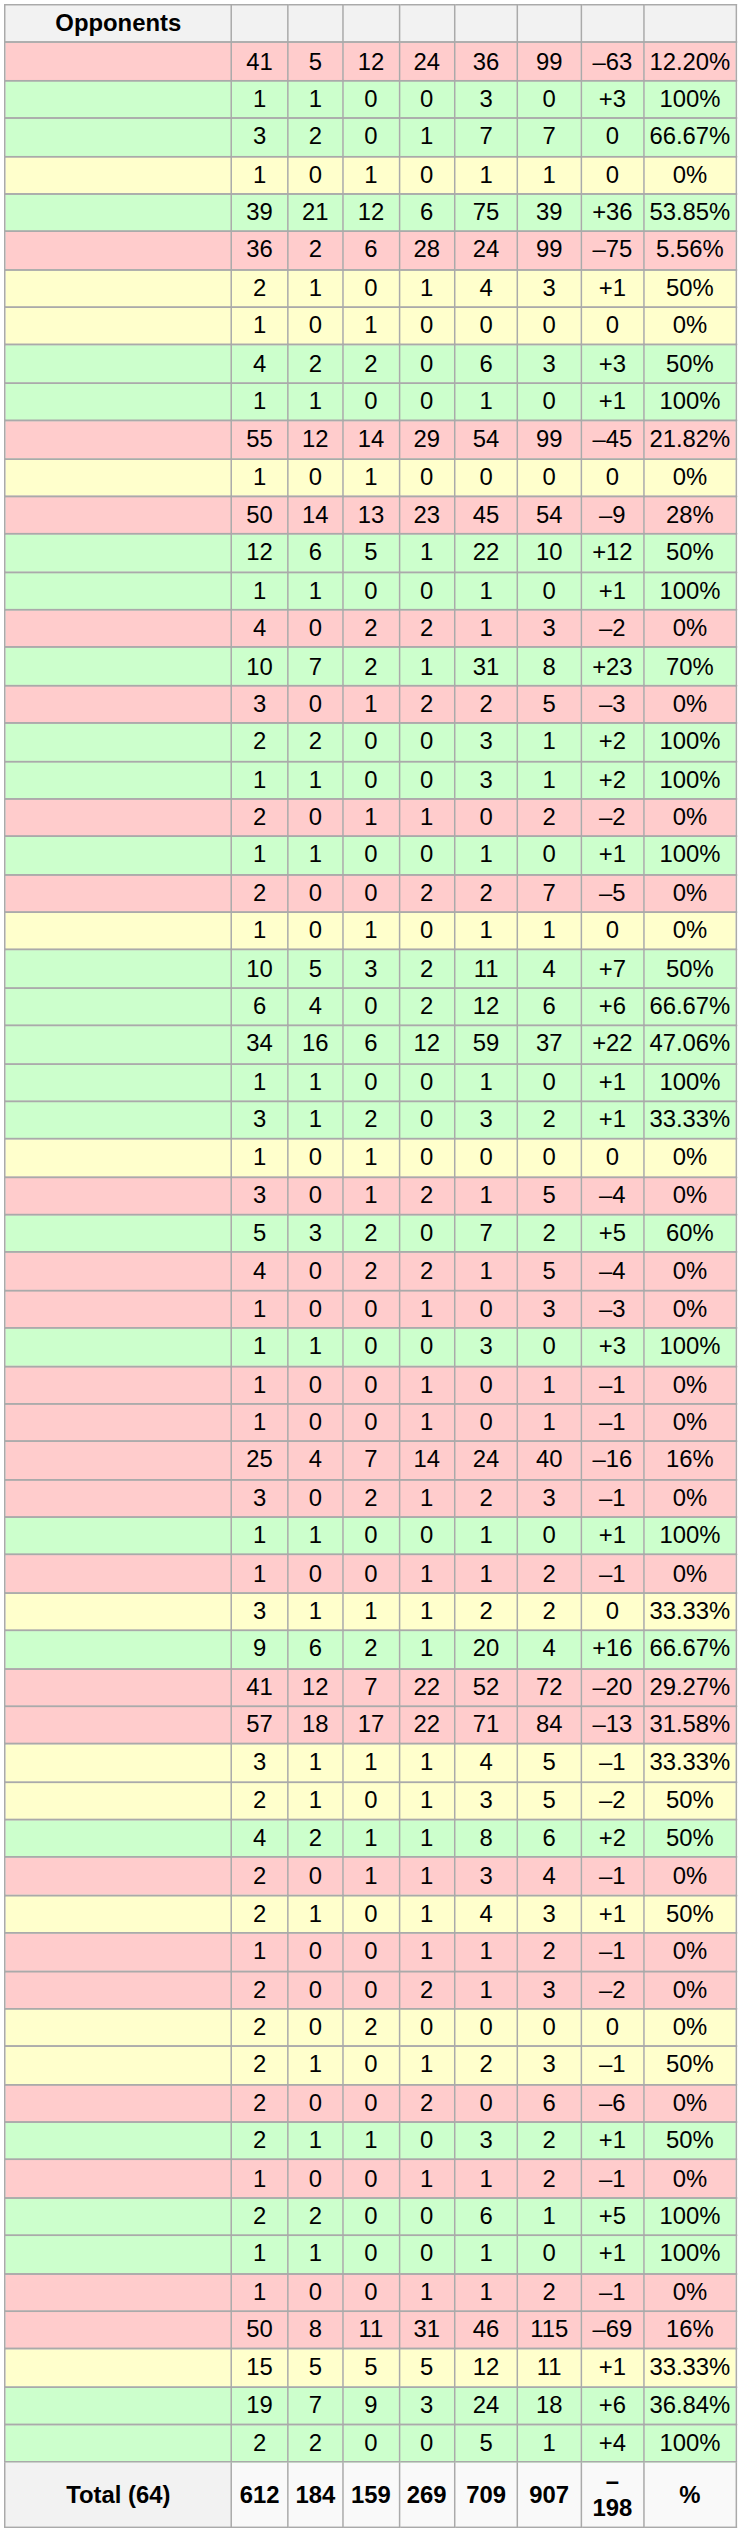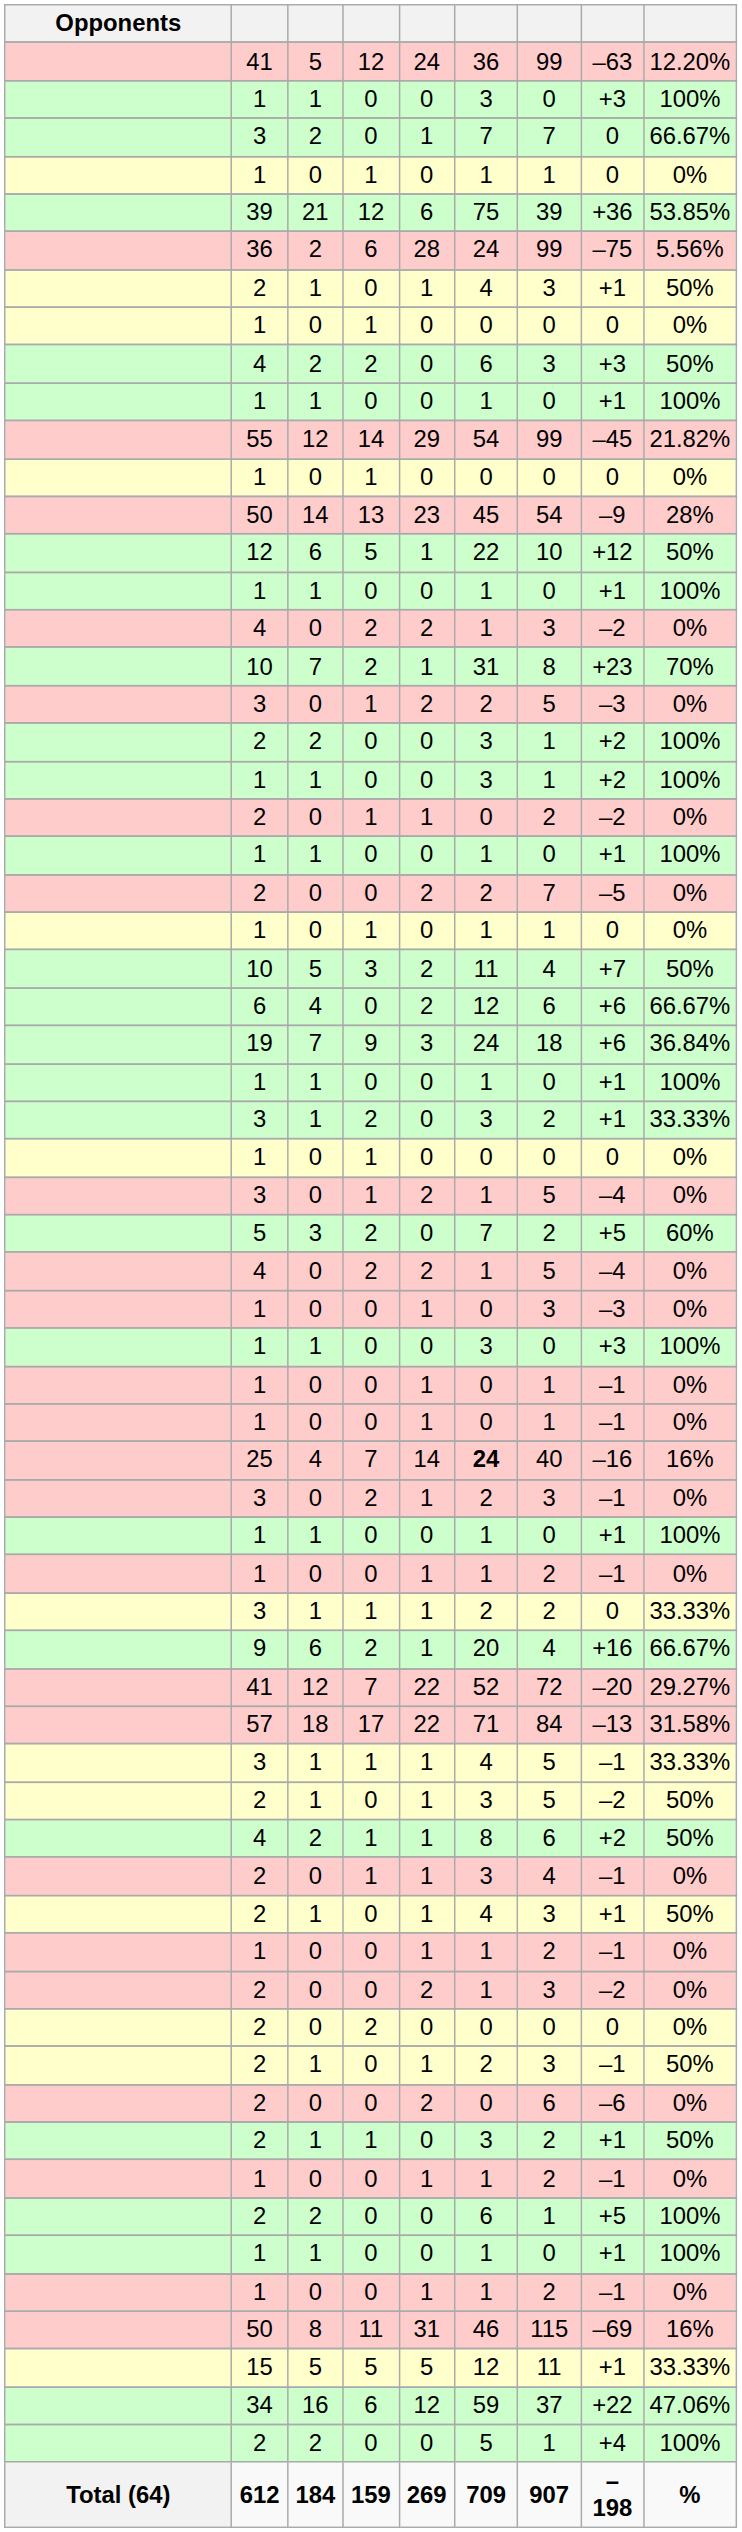rows swapped: (260, 2405) <-> (260, 1044)
(486, 1460) normal -> (486, 1460) bold
